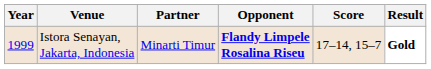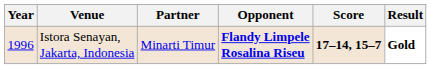(21, 45) 1999 -> (21, 45) 1996
(349, 45) normal -> (349, 45) bold
